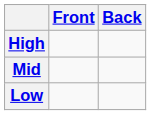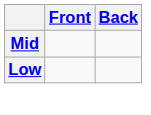- row: (27, 43)
